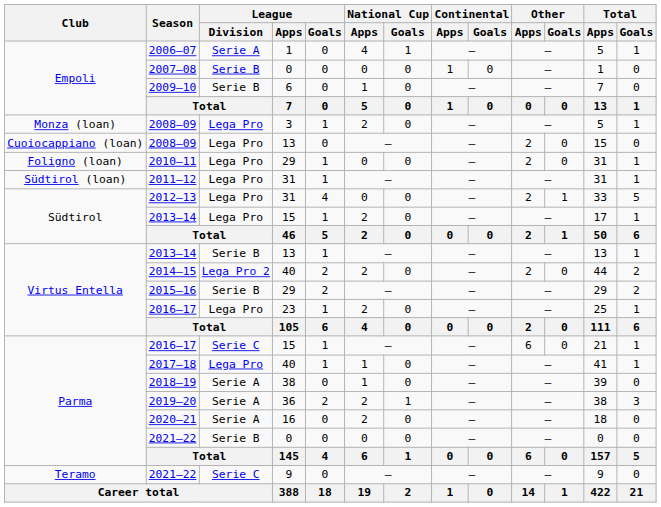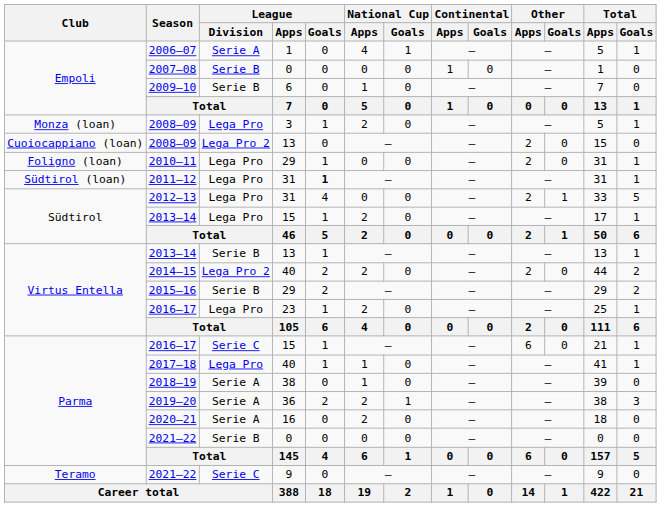(236, 143) Lega Pro -> (236, 143) Lega Pro 2
(325, 180) normal -> (325, 180) bold
